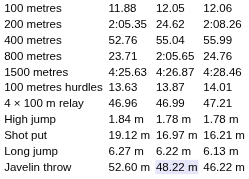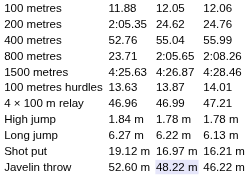(223, 24) 2:08.26 -> (218, 24) 24.76
(218, 56) 24.76 -> (223, 56) 2:08.26
rows swapped: (31, 151) <-> (26, 135)
